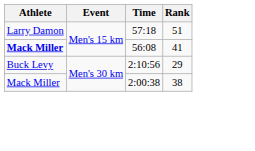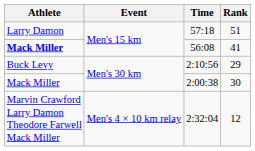(177, 82) 38 -> (235, 82) 30
+ row: (202, 118)
